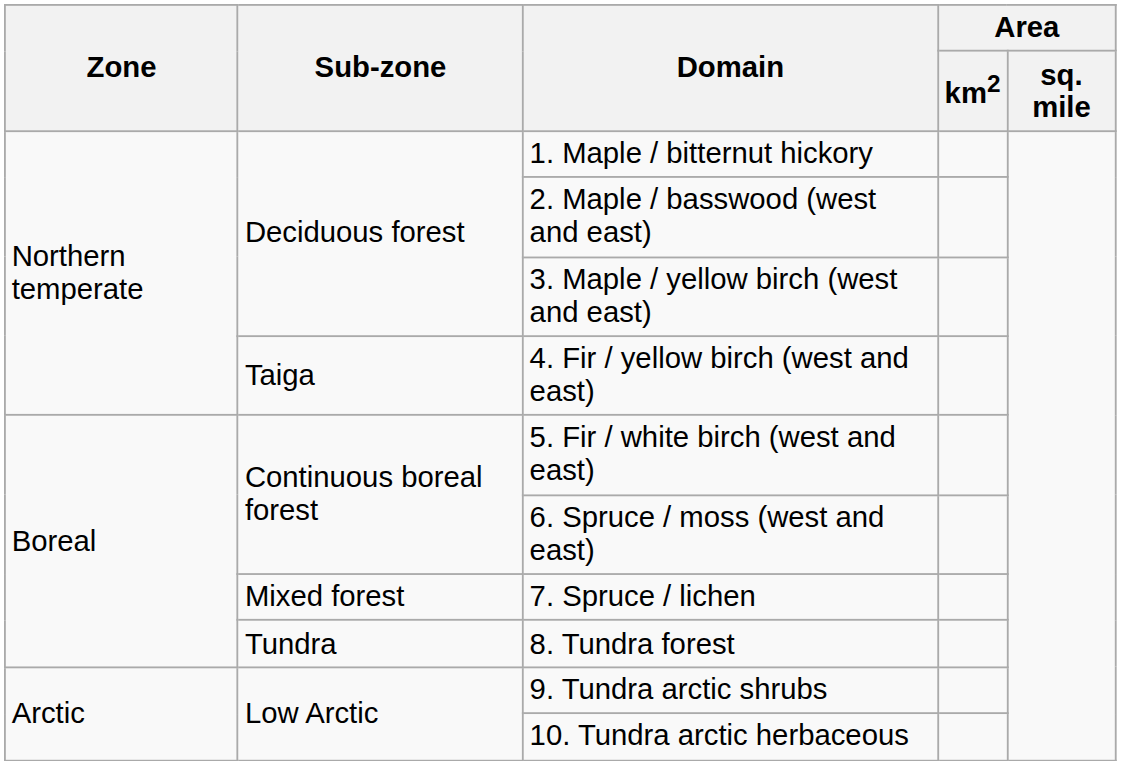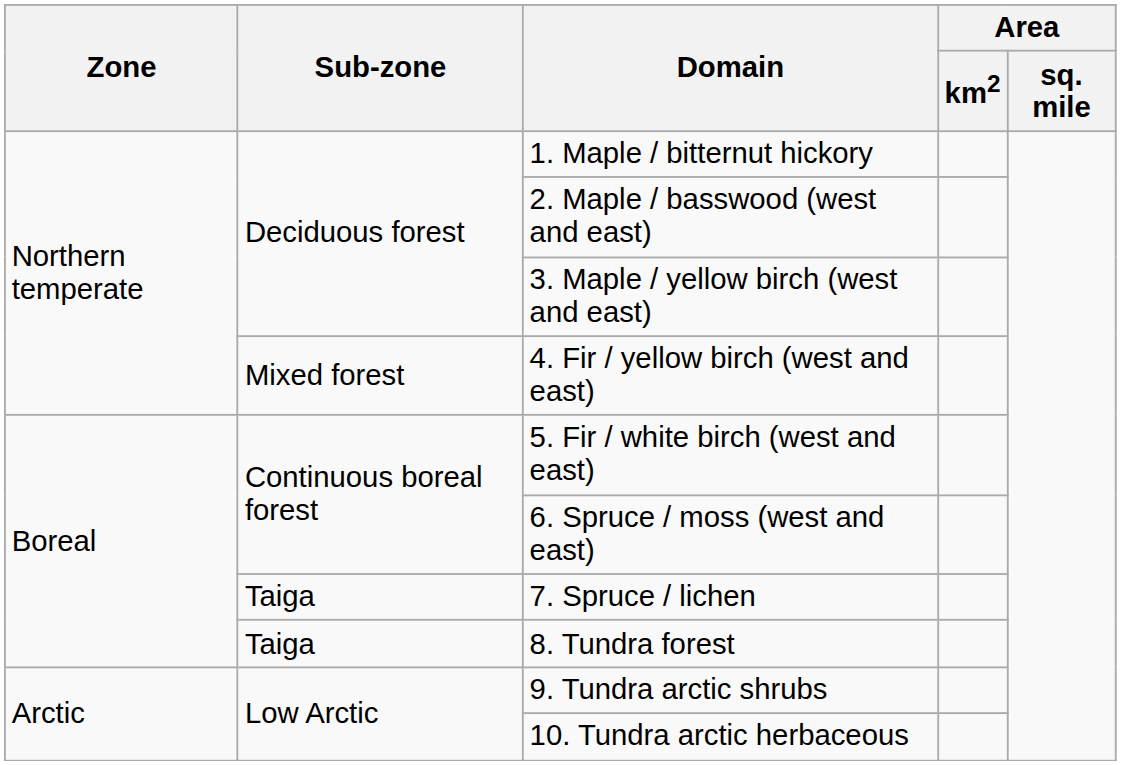(280, 375) Taiga -> (325, 375) Mixed forest
(325, 596) Mixed forest -> (280, 596) Taiga
(291, 643) Tundra -> (280, 643) Taiga
